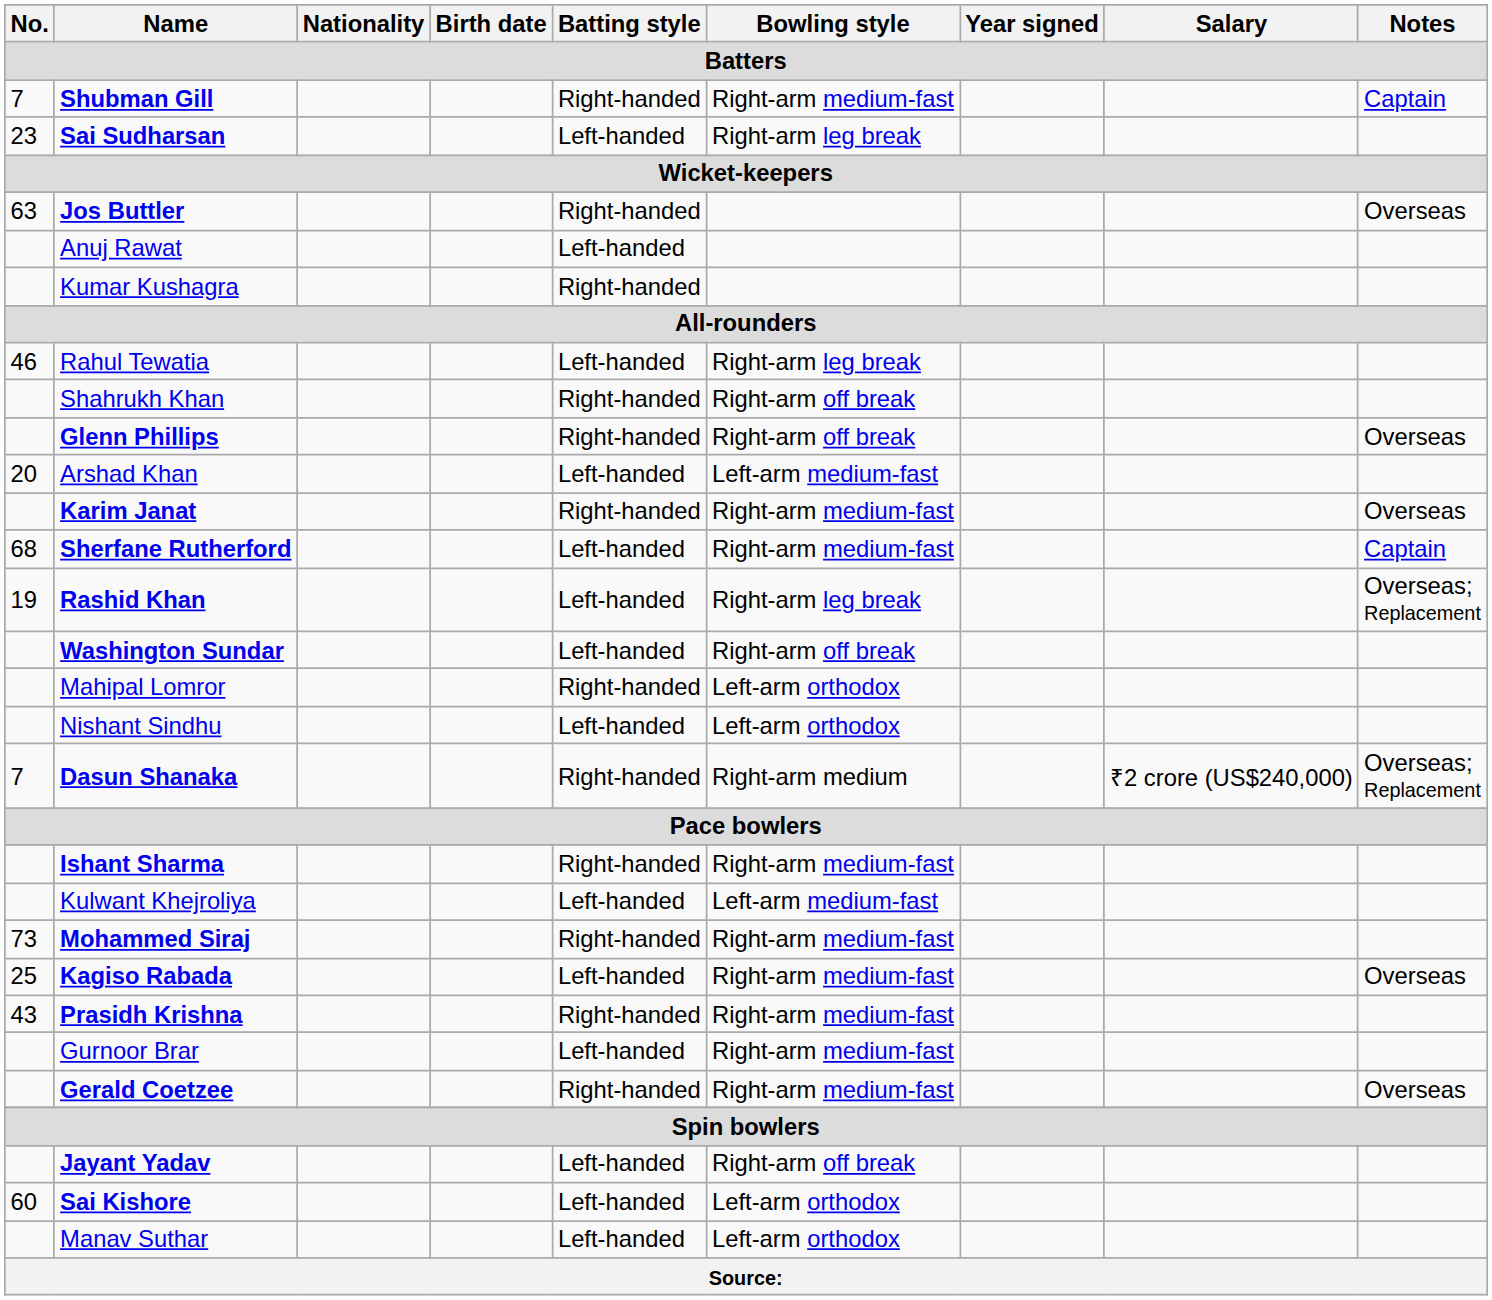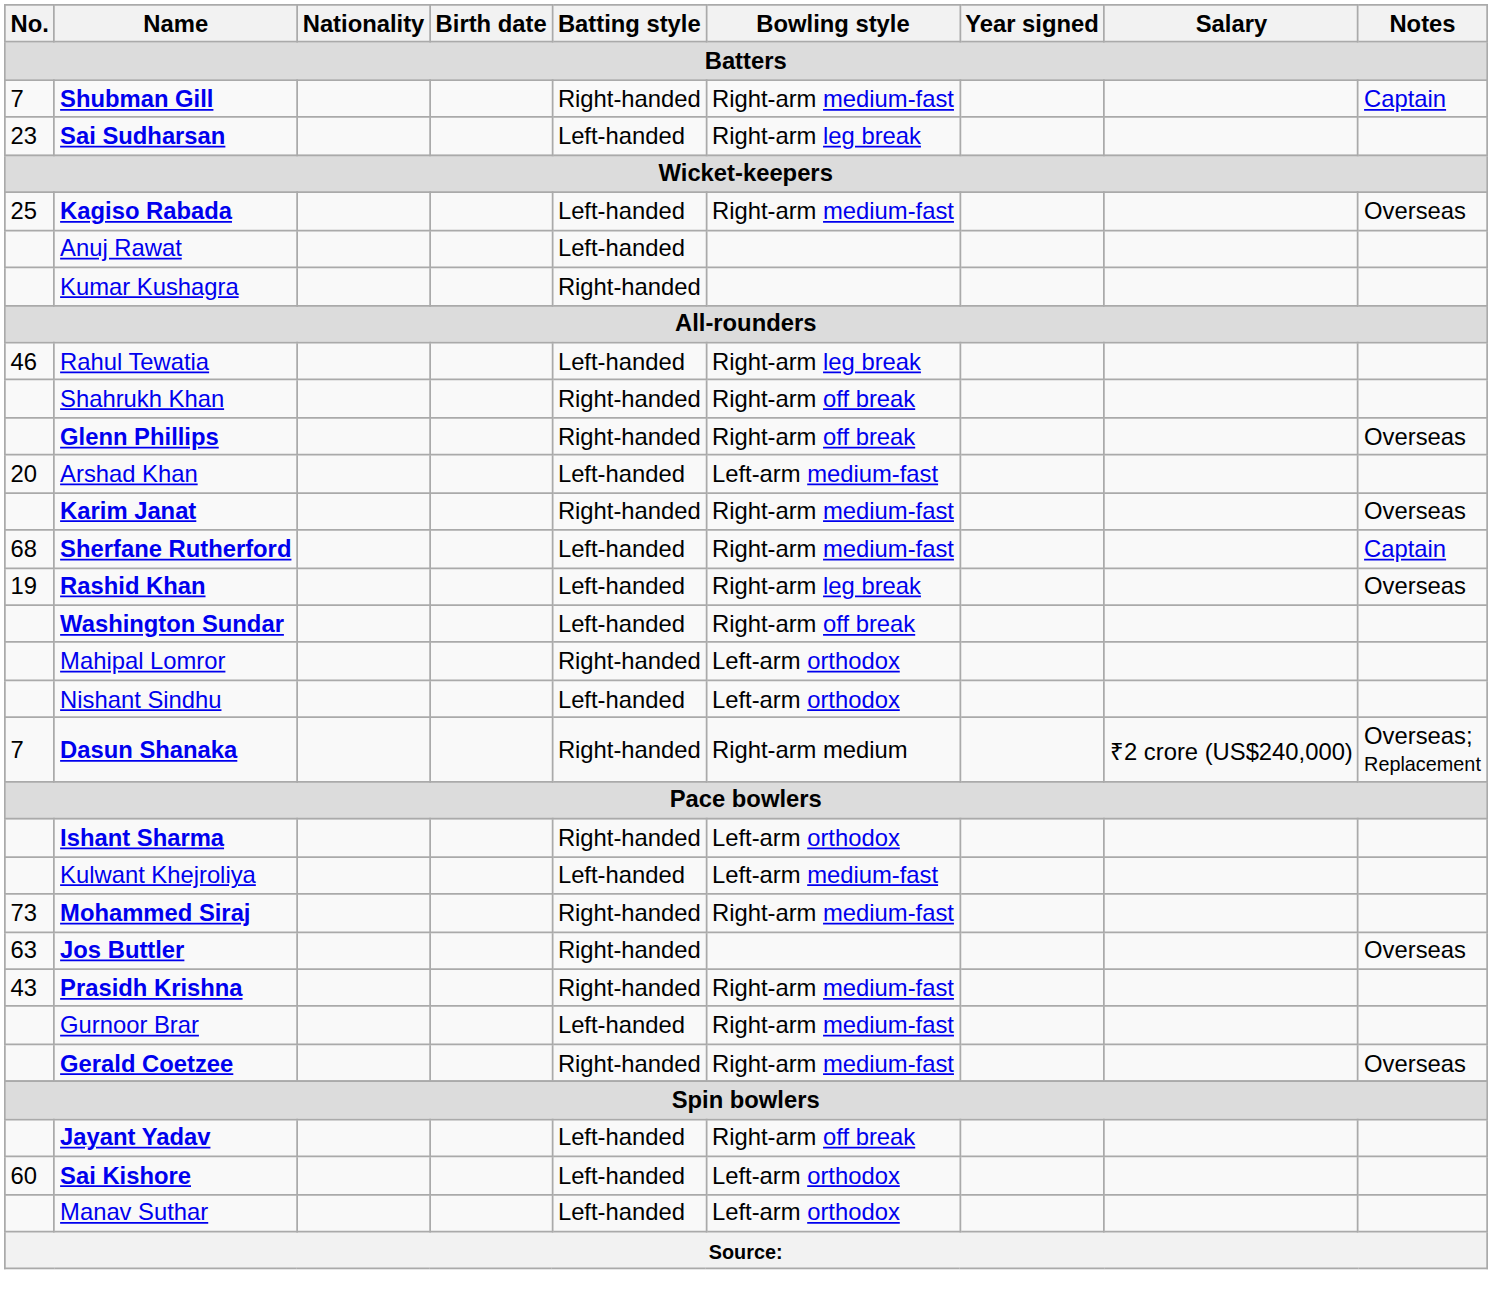rows swapped: (122, 211) <-> (146, 976)
(1422, 598) Overseas; Replacement -> (1415, 586) Overseas
(833, 864) Right-arm medium-fast -> (806, 837) Left-arm orthodox
